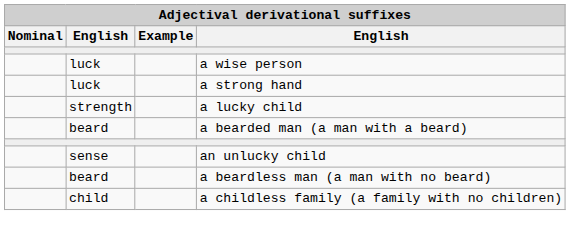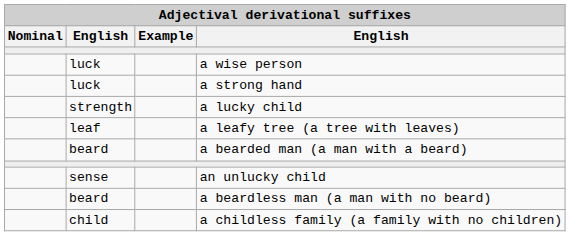+ row: (330, 128)
